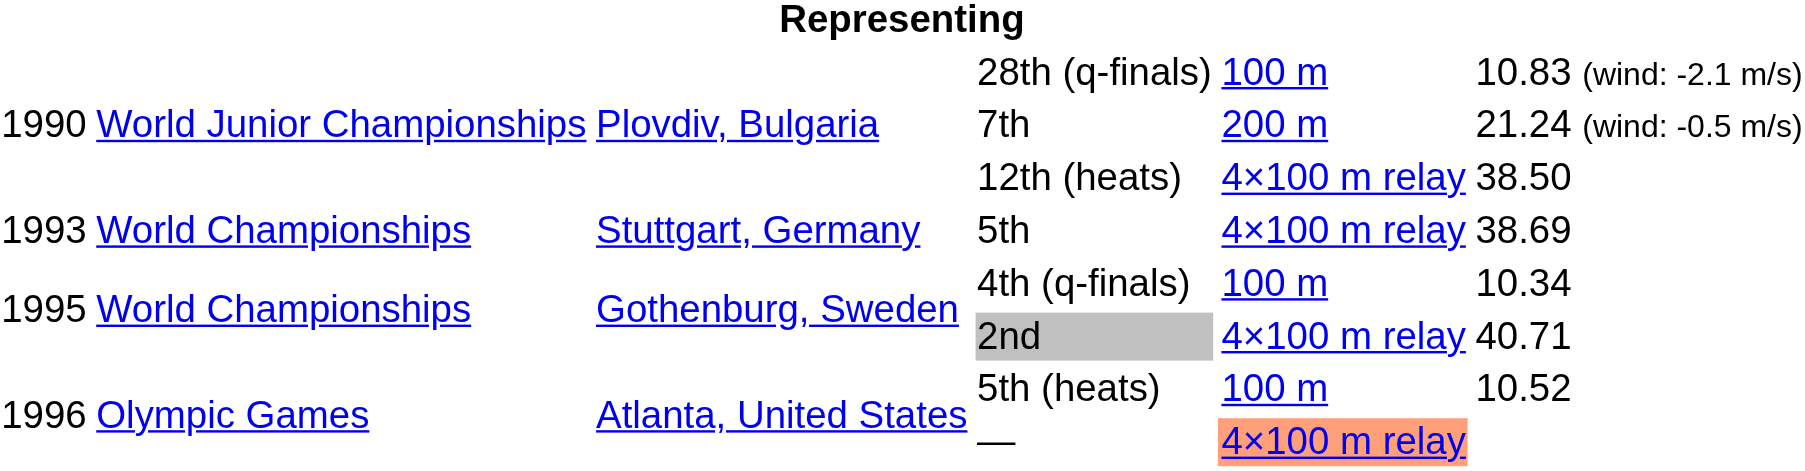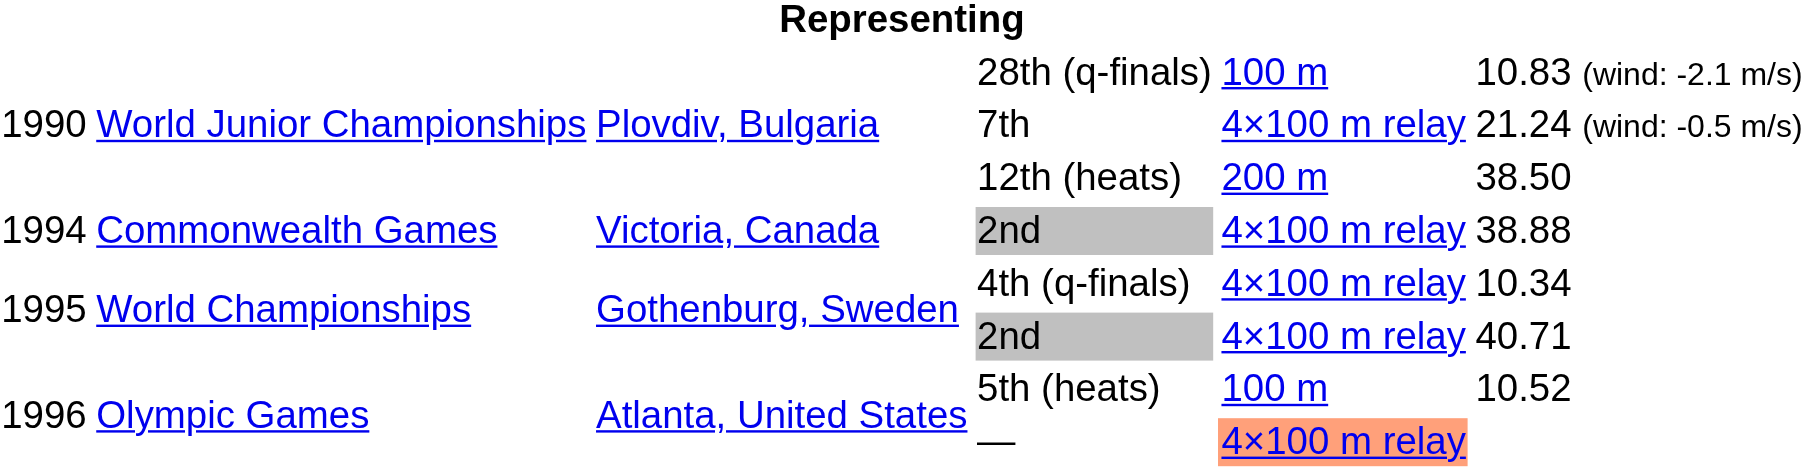(1275, 124) 200 m -> (1344, 124) 4×100 m relay
(1344, 177) 4×100 m relay -> (1275, 177) 200 m
- row: (44, 230)
+ row: (44, 230)
(1275, 283) 100 m -> (1344, 283) 4×100 m relay
